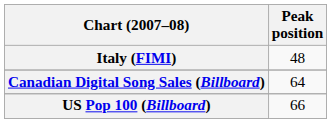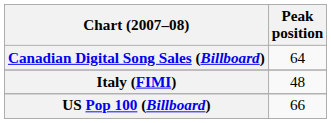rows swapped: (136, 81) <-> (136, 57)
